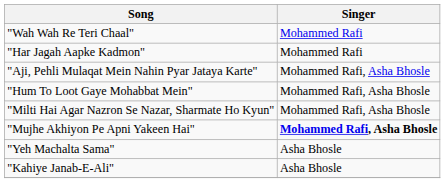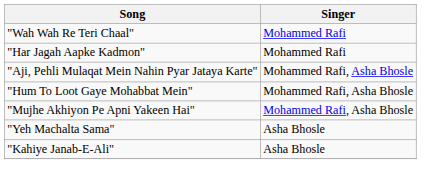- row: (141, 110)
(359, 129) bold -> (338, 110) normal
